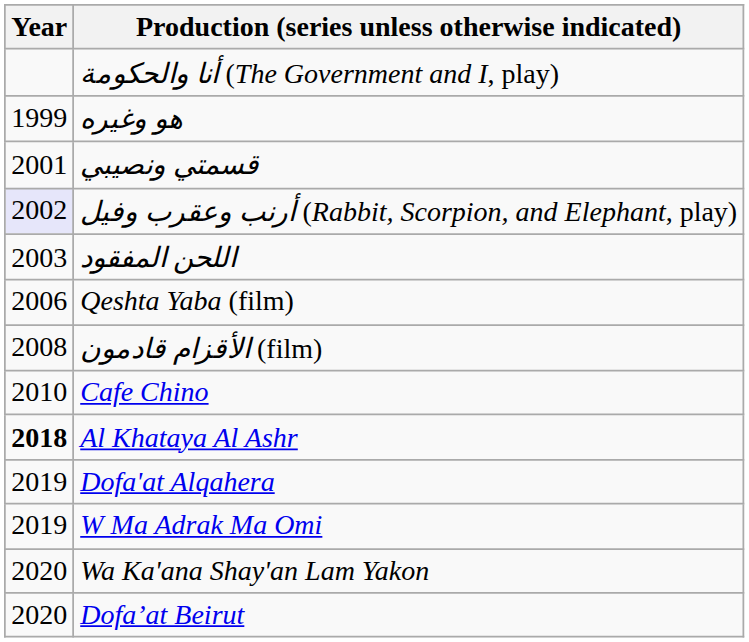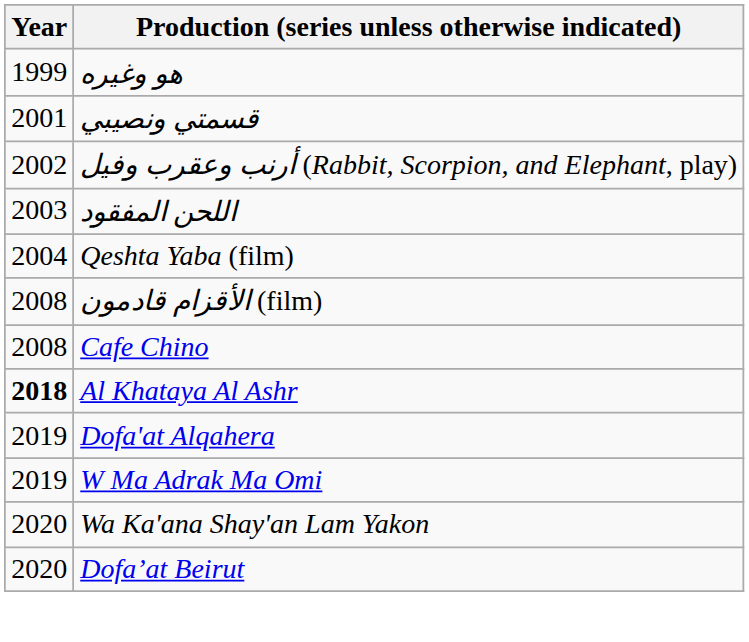- row: (320, 72)
(39, 210) lavender background -> (39, 164) no background
(39, 301) 2006 -> (39, 255) 2004
(39, 392) 2010 -> (39, 346) 2008
